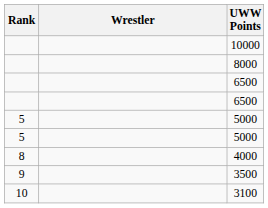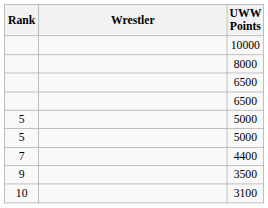+ row: (22, 156)
- row: (22, 156)
